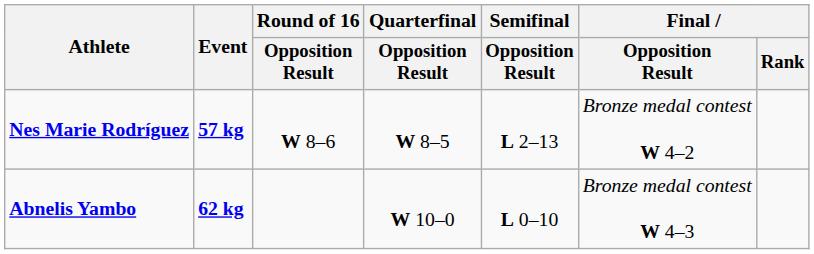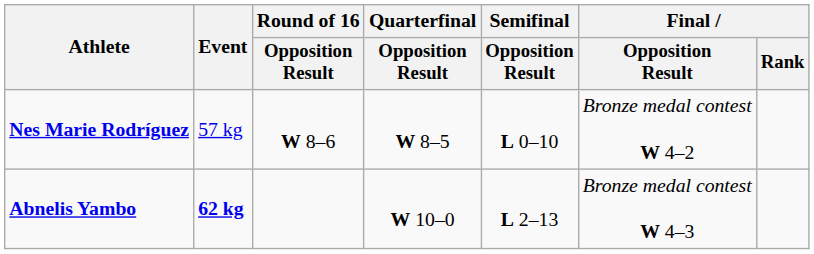(221, 129) bold -> (220, 129) normal
(529, 141) L 2–13 -> (529, 141) L 0–10
(529, 220) L 0–10 -> (529, 220) L 2–13
